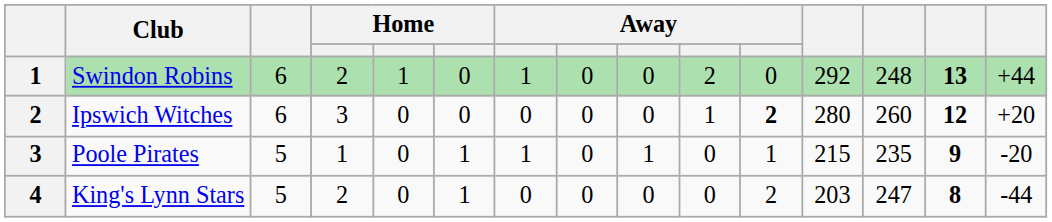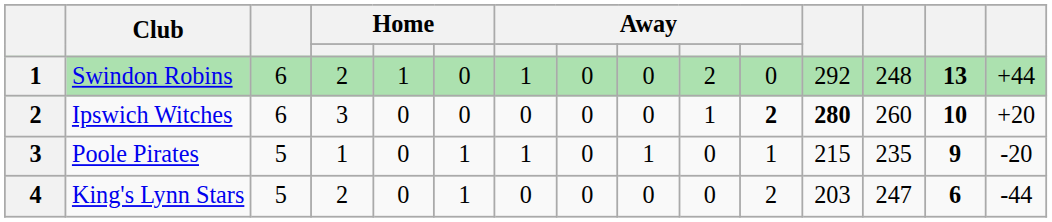(832, 115) normal -> (832, 115) bold
(955, 115) 12 -> (955, 115) 10
(955, 195) 8 -> (955, 195) 6
